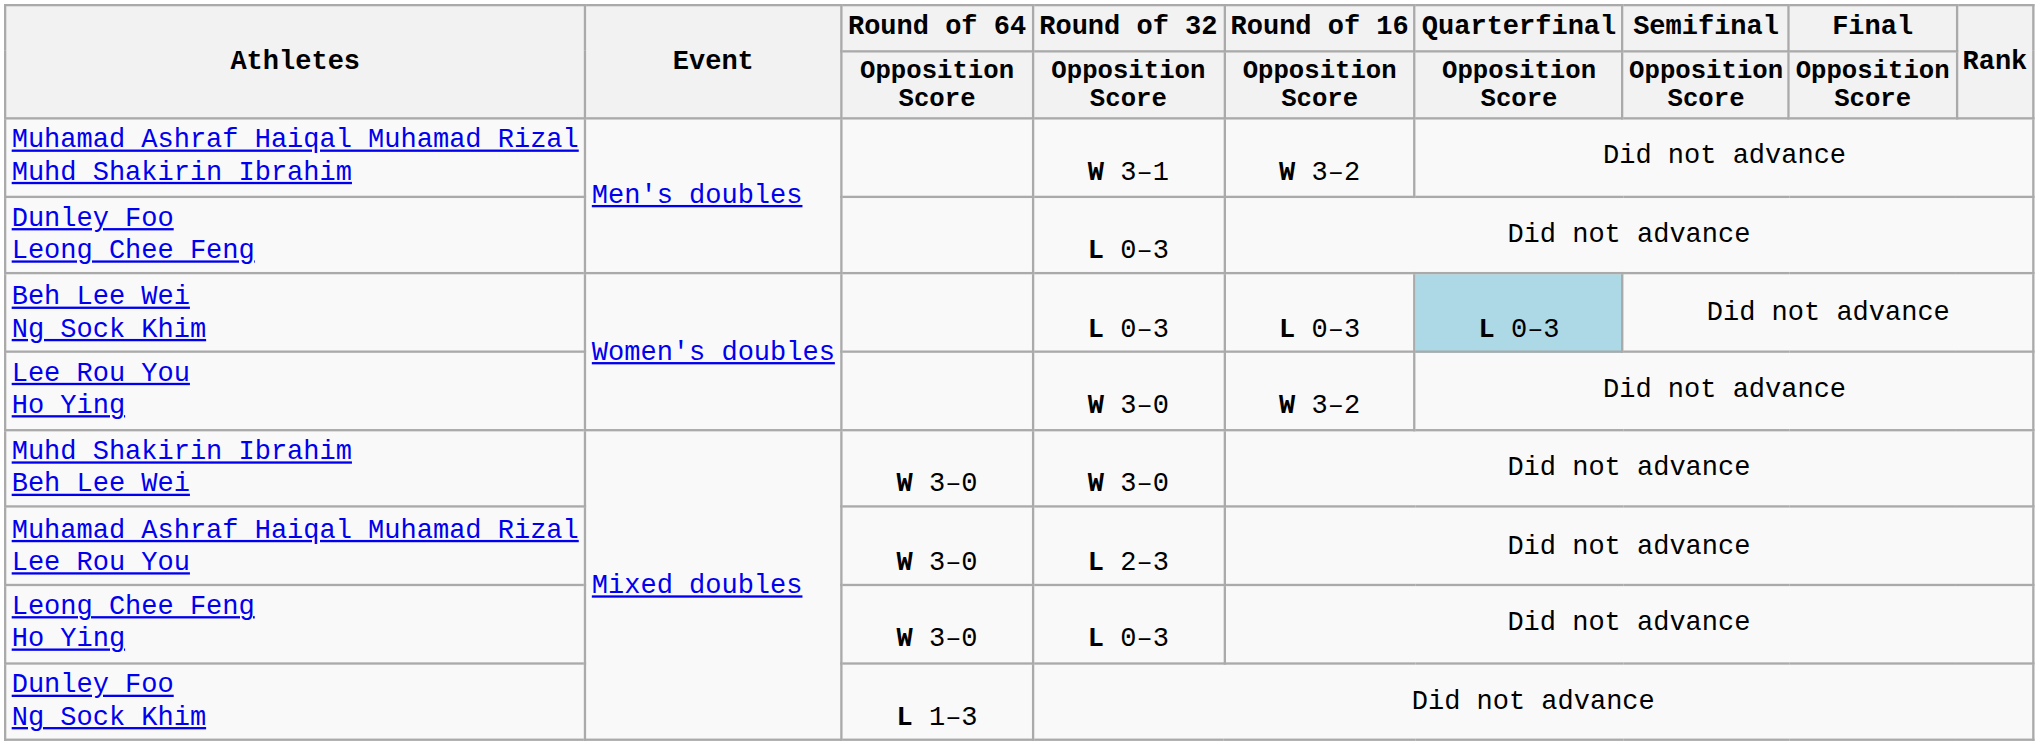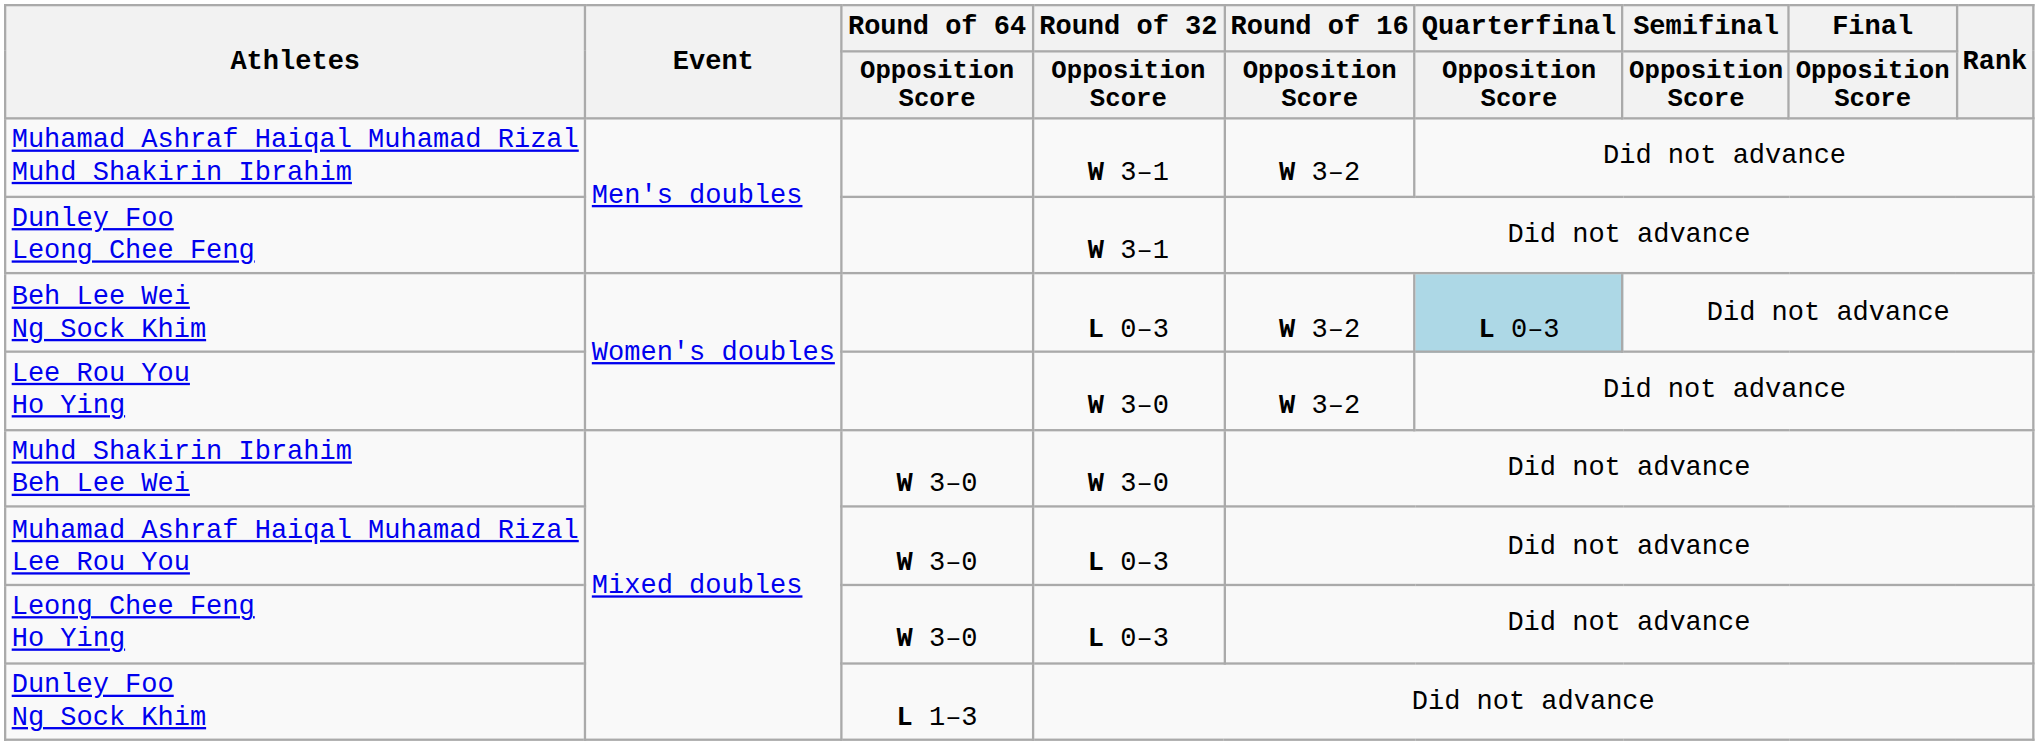(1128, 251) L 0–3 -> (1128, 251) W 3–1
(1320, 329) L 0–3 -> (1320, 329) W 3–2
(1128, 562) L 2–3 -> (1128, 562) L 0–3
